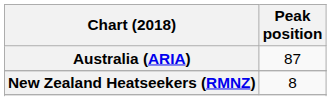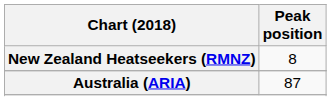rows swapped: (132, 58) <-> (132, 82)
